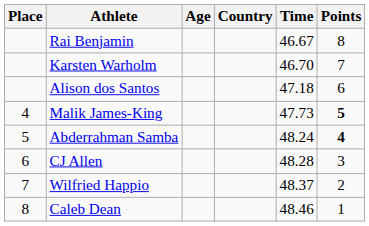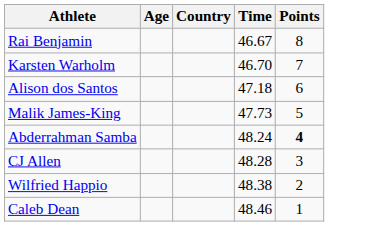- column: (25, 16)
(341, 112) bold -> (299, 112) normal
(297, 185) 48.37 -> (255, 185) 48.38
